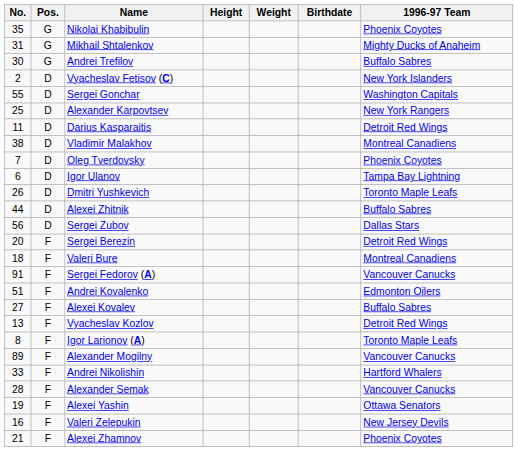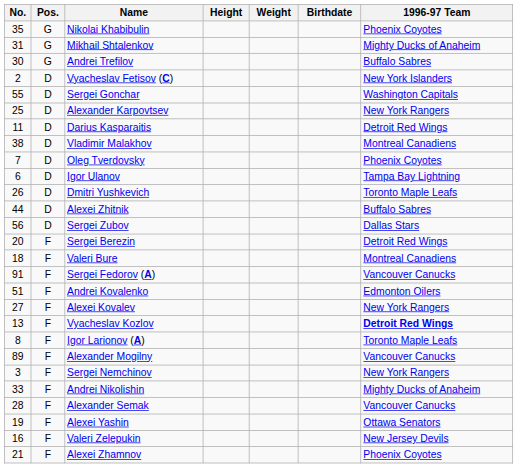(397, 308) Buffalo Sabres -> (406, 308) New York Rangers
(405, 324) normal -> (408, 324) bold
+ row: (109, 373)
(403, 373) Hartford Whalers -> (422, 390) Mighty Ducks of Anaheim
